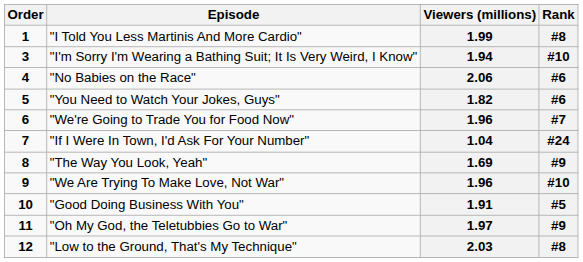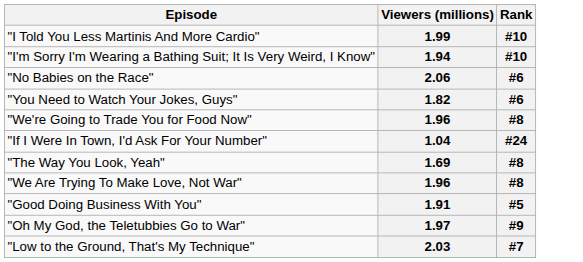- column: (26, 15)
(558, 36) #8 -> (516, 36) #10
(558, 120) #7 -> (516, 120) #8
(558, 162) #9 -> (516, 162) #8
(558, 183) #10 -> (516, 183) #8
(558, 246) #8 -> (516, 246) #7
